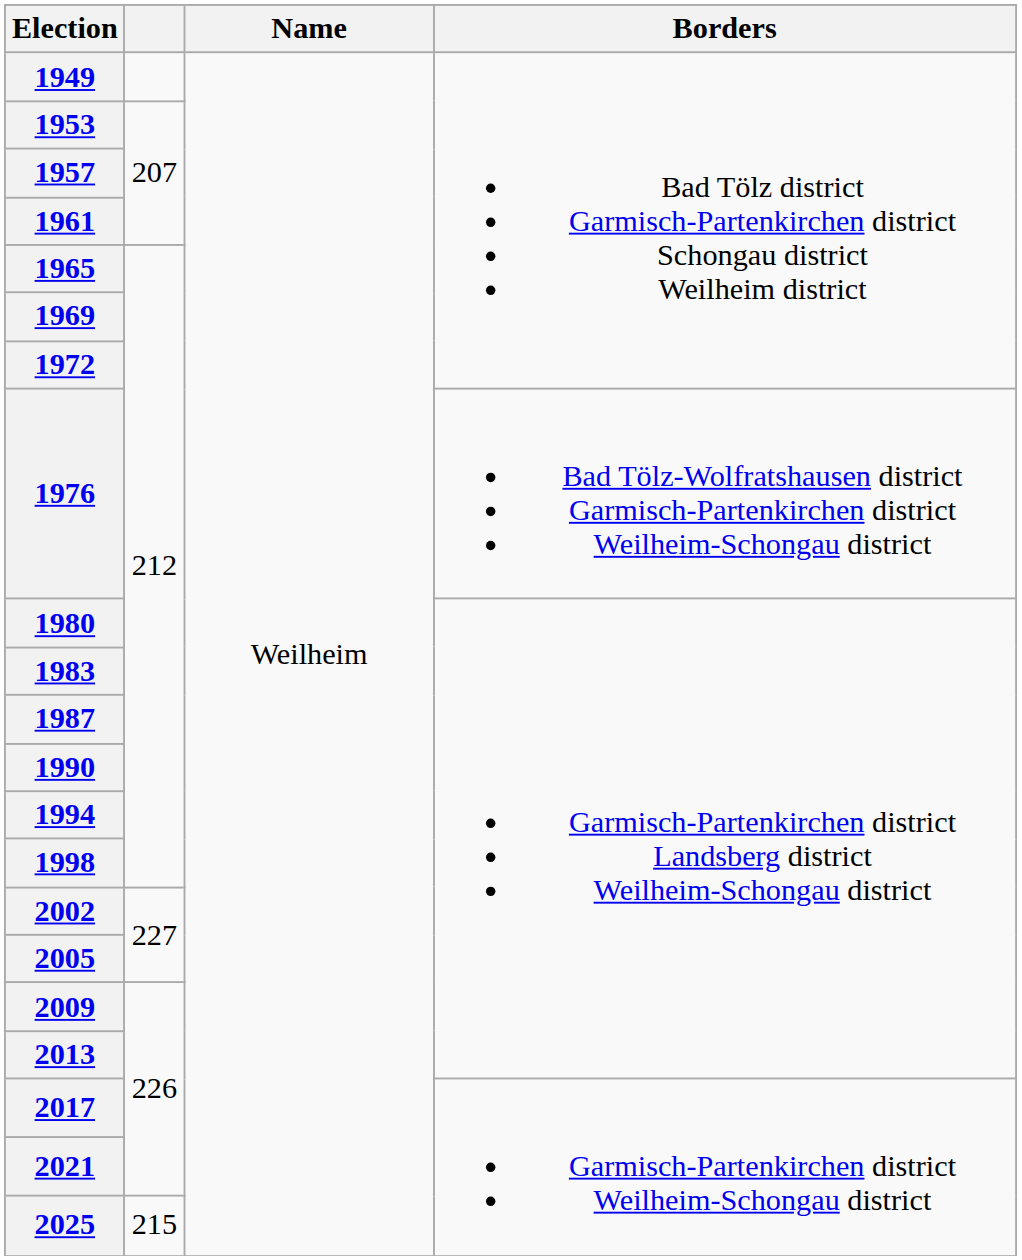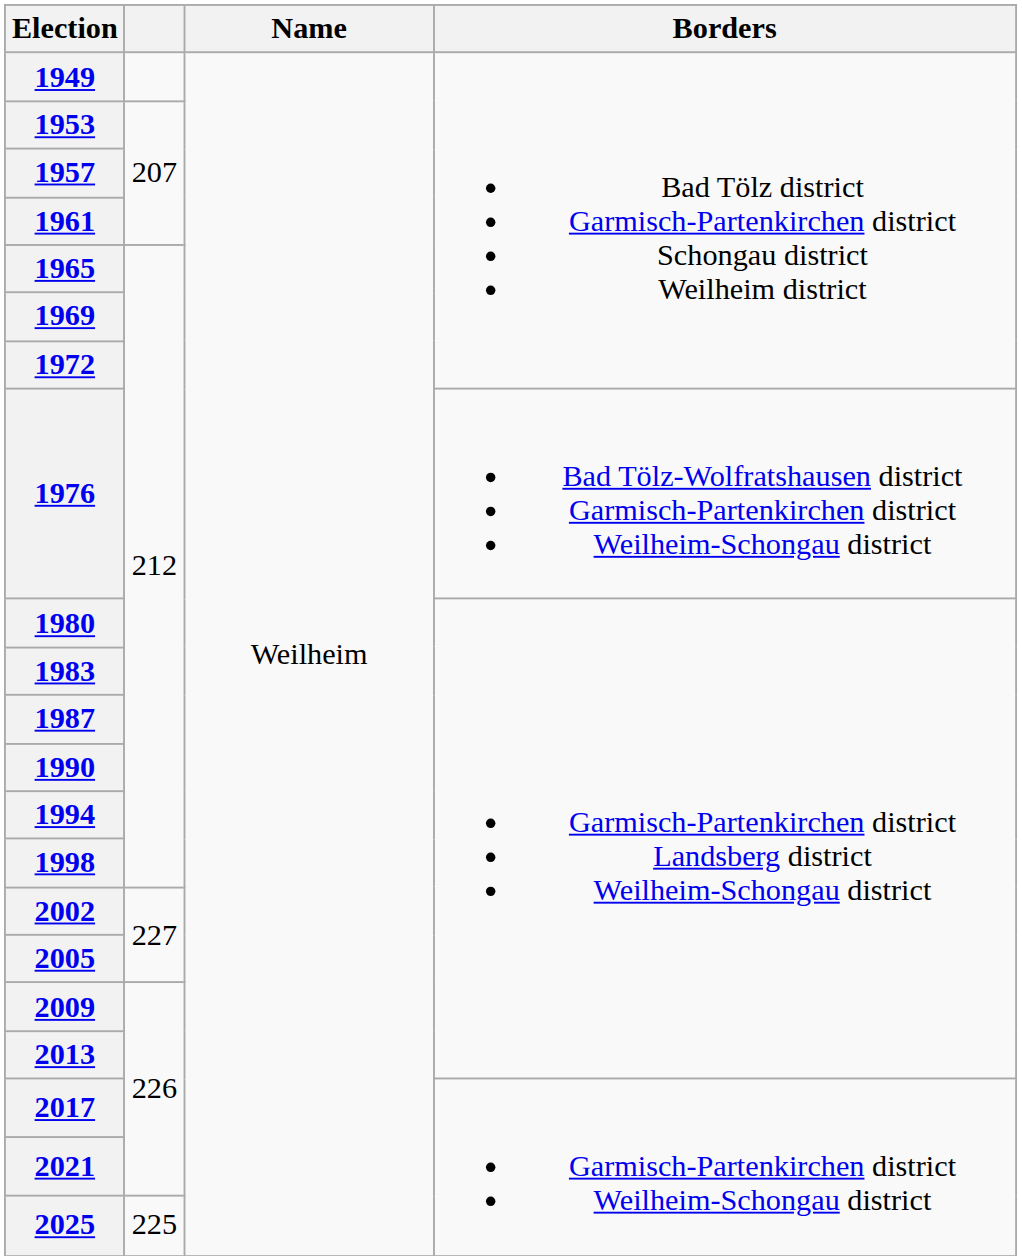(154, 1225) 215 -> (154, 1225) 225
